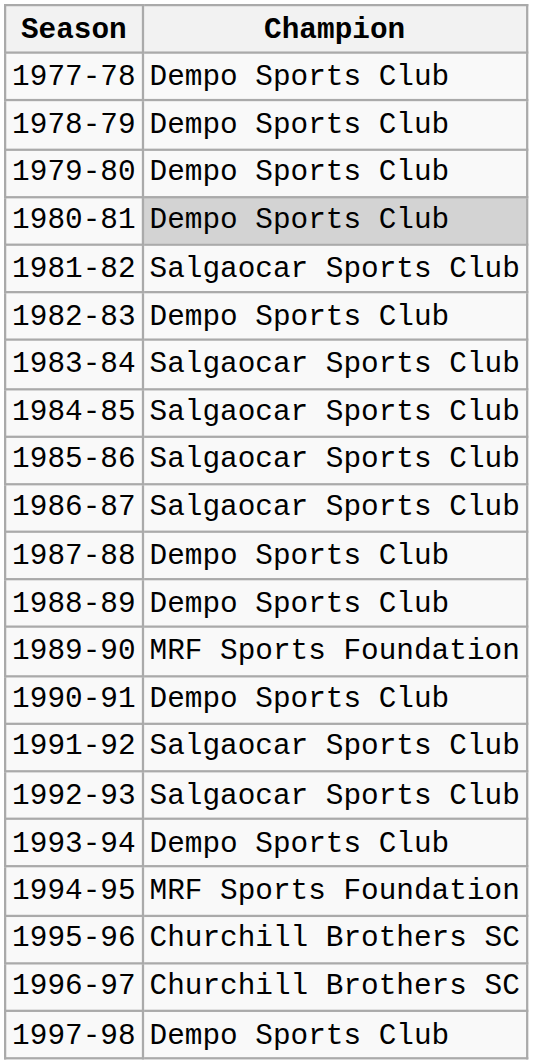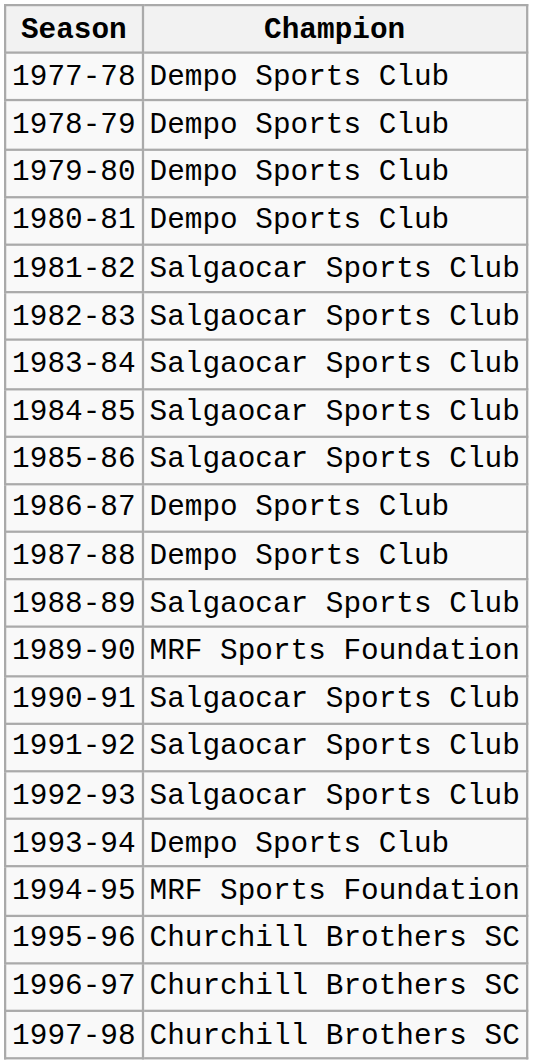(299, 221) lightgrey background -> (299, 221) no background
(299, 316) Dempo Sports Club -> (335, 316) Salgaocar Sports Club
(335, 508) Salgaocar Sports Club -> (299, 508) Dempo Sports Club
(299, 604) Dempo Sports Club -> (335, 604) Salgaocar Sports Club
(299, 699) Dempo Sports Club -> (335, 699) Salgaocar Sports Club
(299, 1035) Dempo Sports Club -> (335, 1035) Churchill Brothers SC
